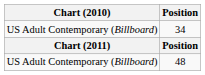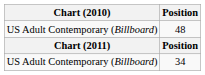rows swapped: (180, 29) <-> (180, 62)
